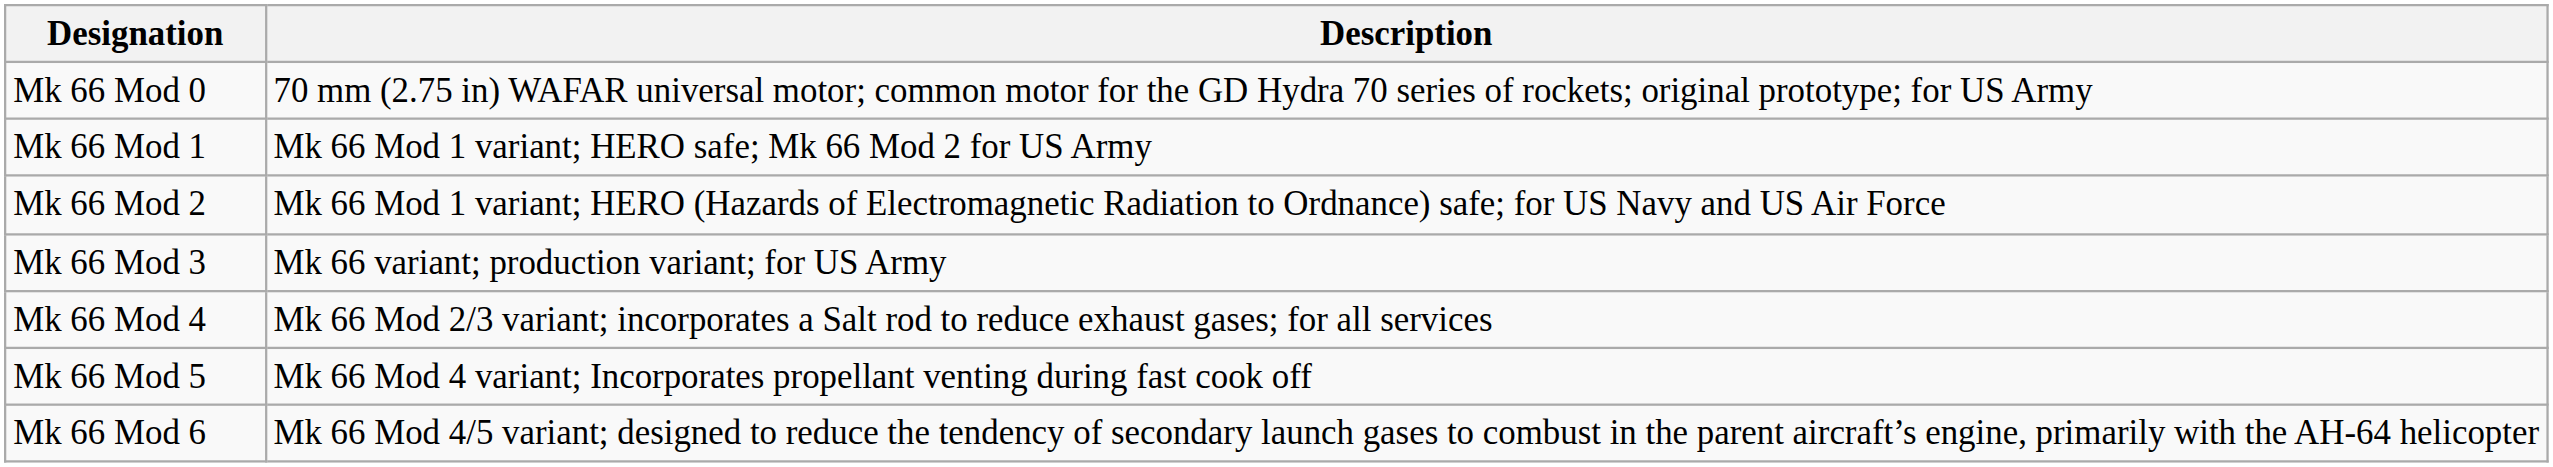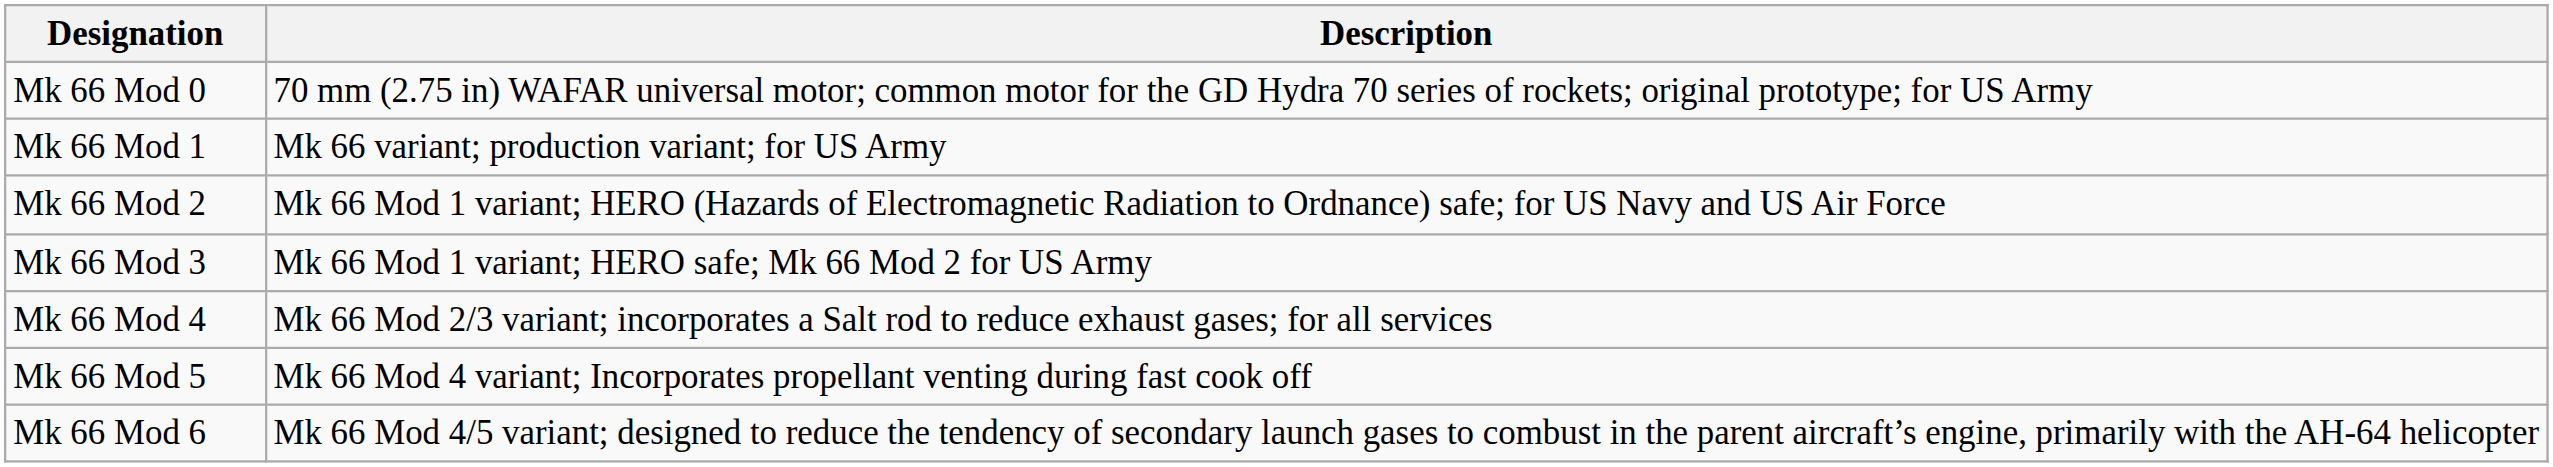(713, 147) Mk 66 Mod 1 variant; HERO safe; Mk 66 Mod 2 for US Army -> (610, 147) Mk 66 variant; production variant; for US Army
(610, 261) Mk 66 variant; production variant; for US Army -> (713, 261) Mk 66 Mod 1 variant; HERO safe; Mk 66 Mod 2 for US Army
